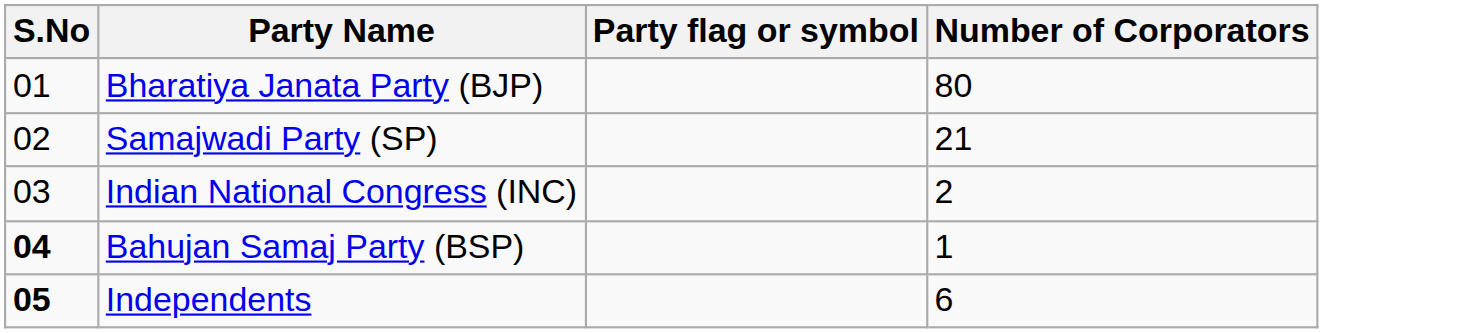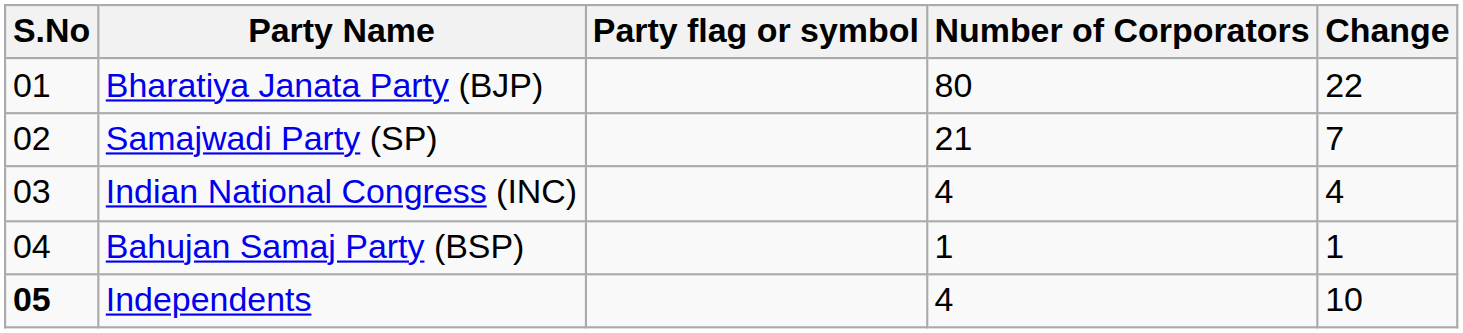+ column: (1387, 31)
(944, 192) 2 -> (944, 192) 4
(32, 246) bold -> (32, 246) normal
(944, 300) 6 -> (944, 300) 4
